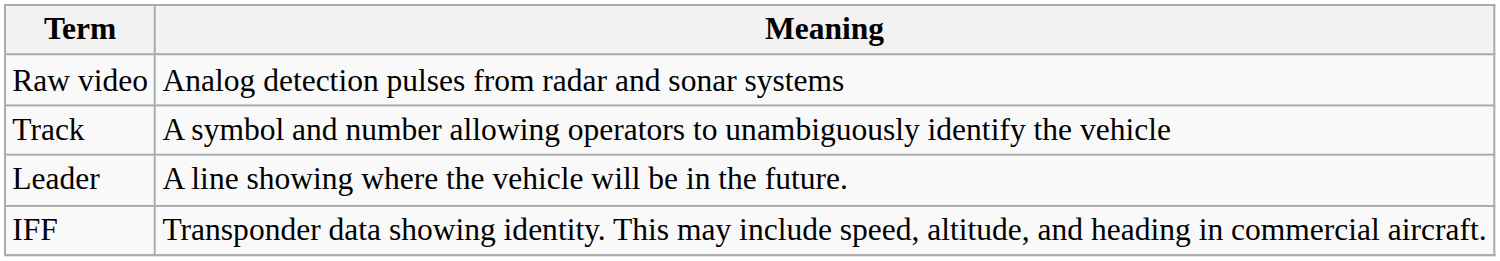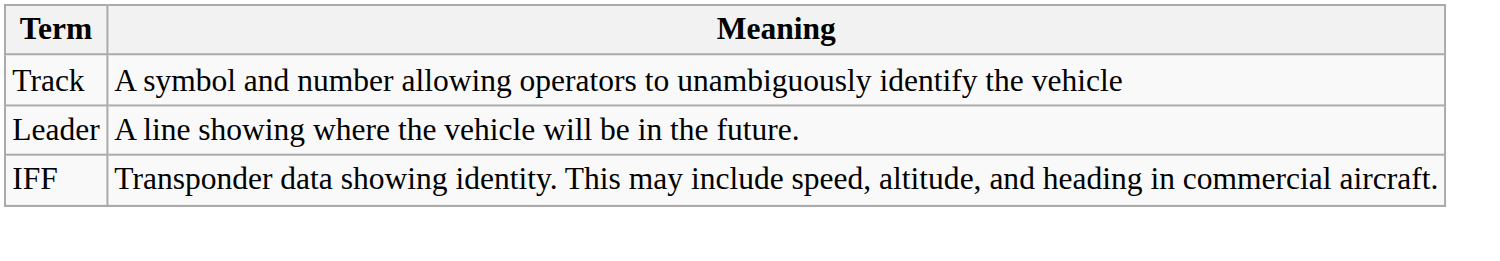- row: (80, 79)
